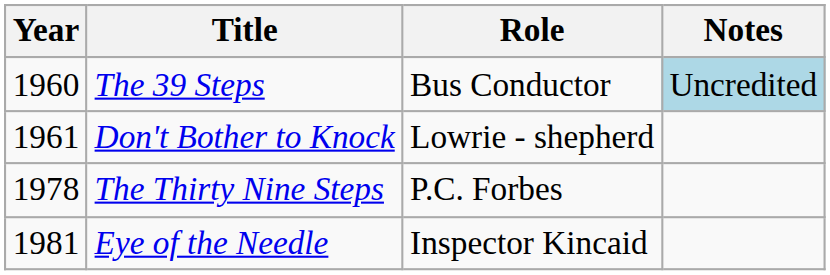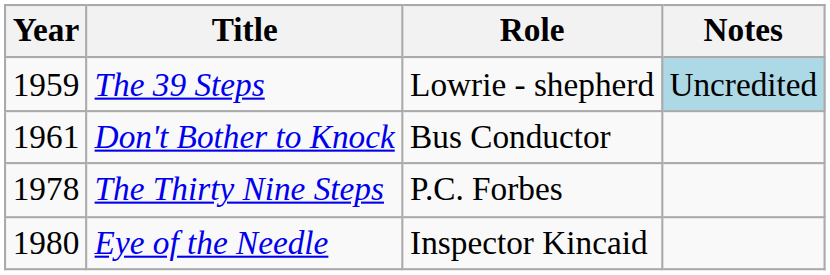(46, 83) 1960 -> (46, 83) 1959
(510, 83) Bus Conductor -> (532, 83) Lowrie - shepherd
(532, 136) Lowrie - shepherd -> (510, 136) Bus Conductor
(46, 242) 1981 -> (46, 242) 1980
